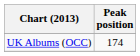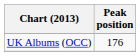(115, 42) 174 -> (115, 42) 176
